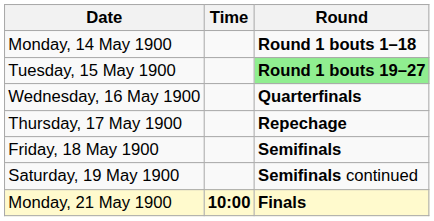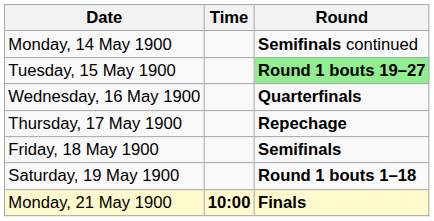(337, 44) Round 1 bouts 1–18 -> (338, 44) Semifinals continued
(338, 176) Semifinals continued -> (337, 176) Round 1 bouts 1–18
